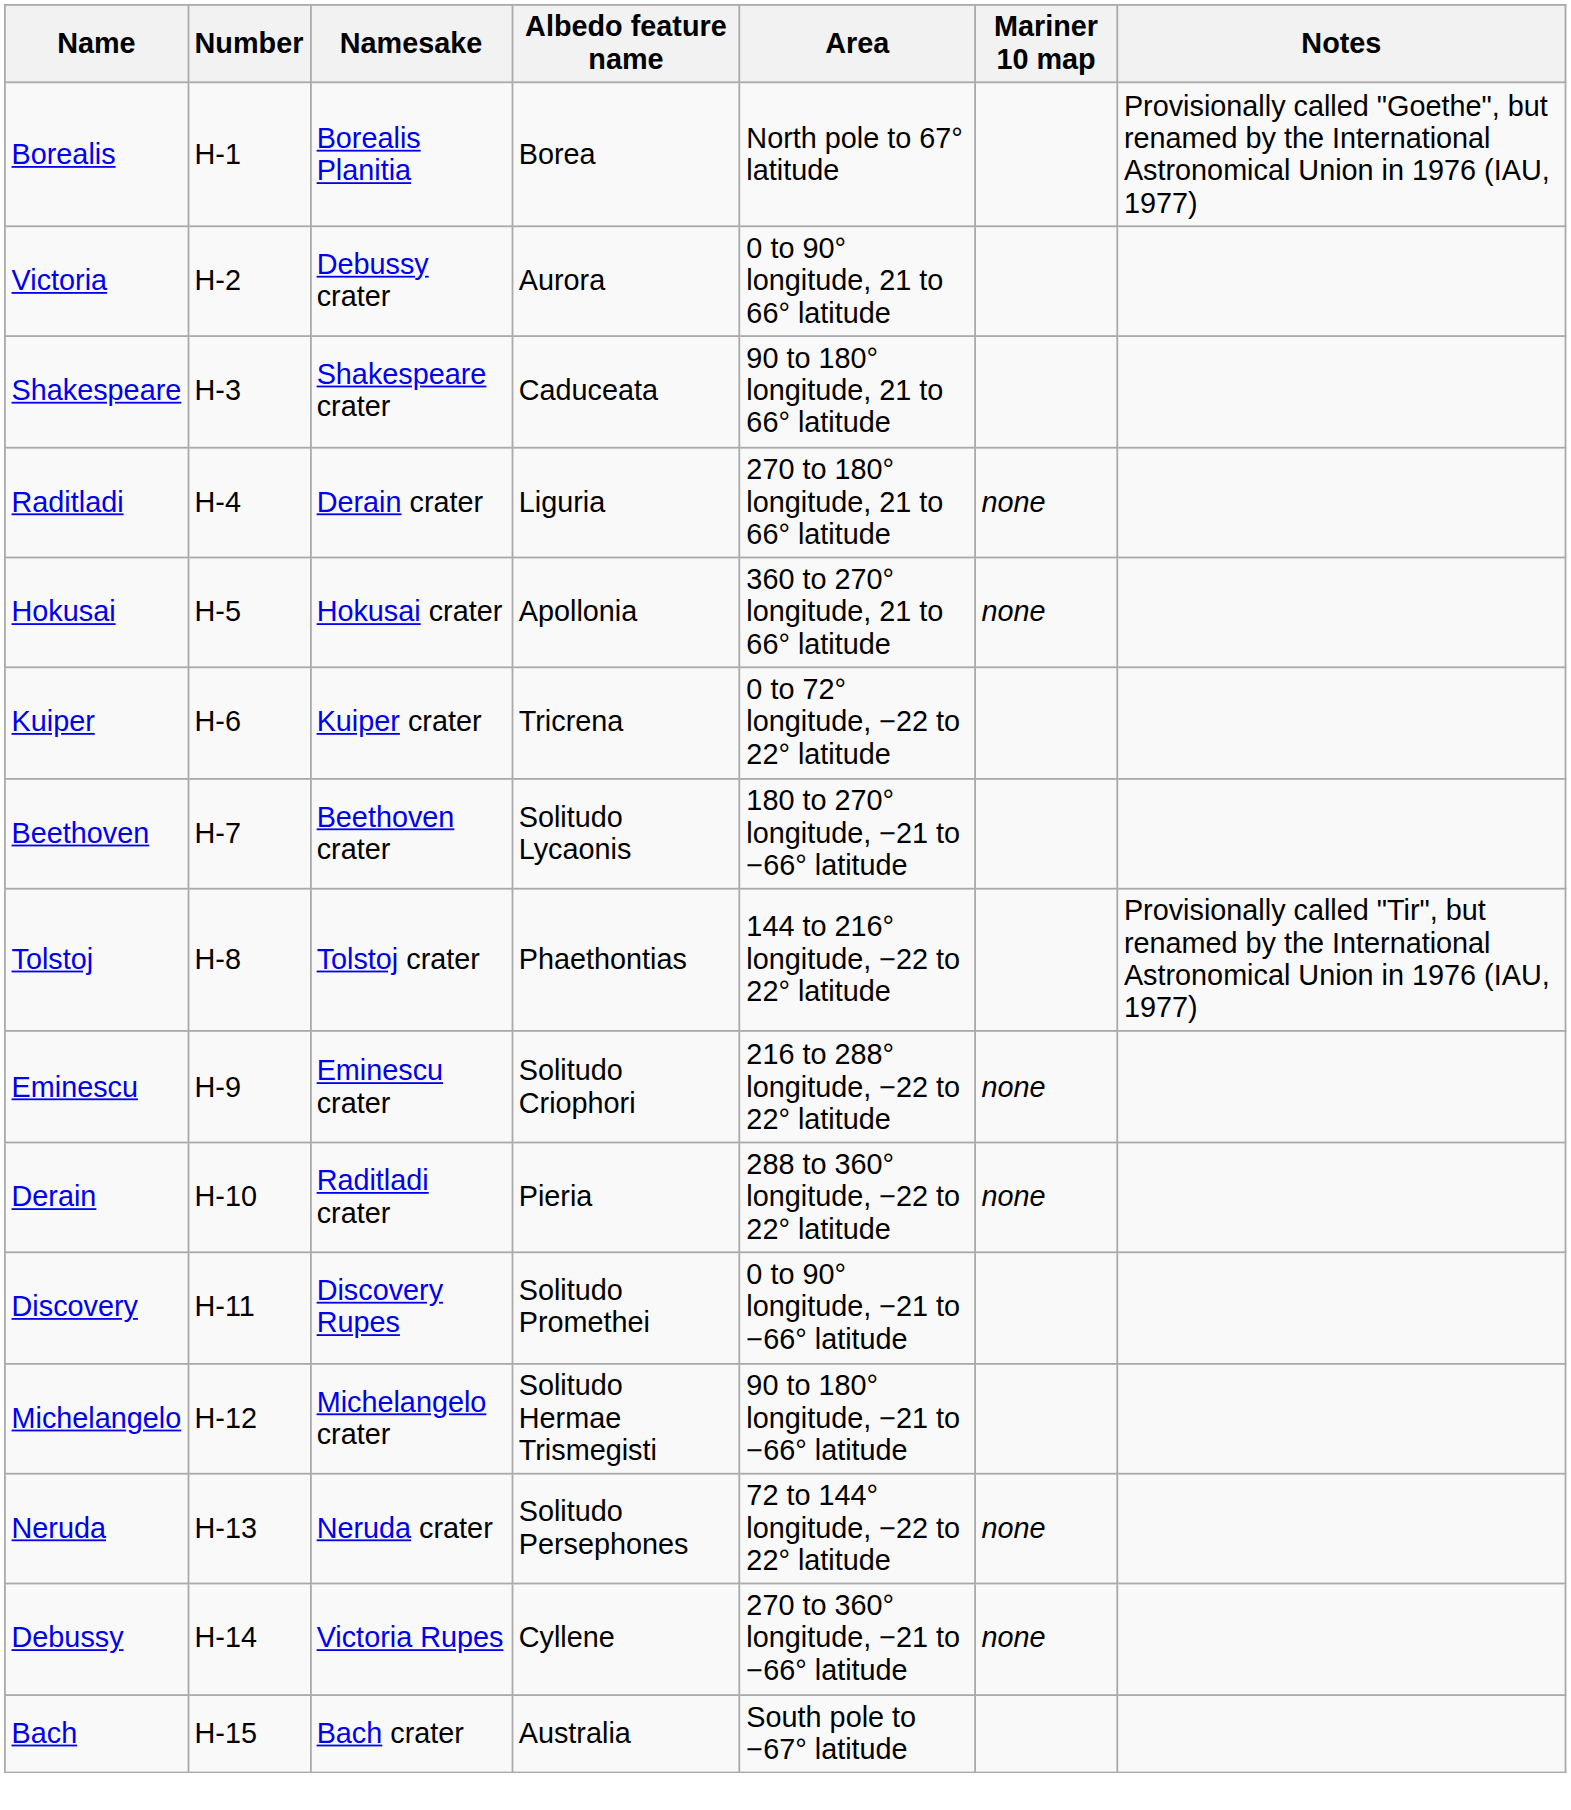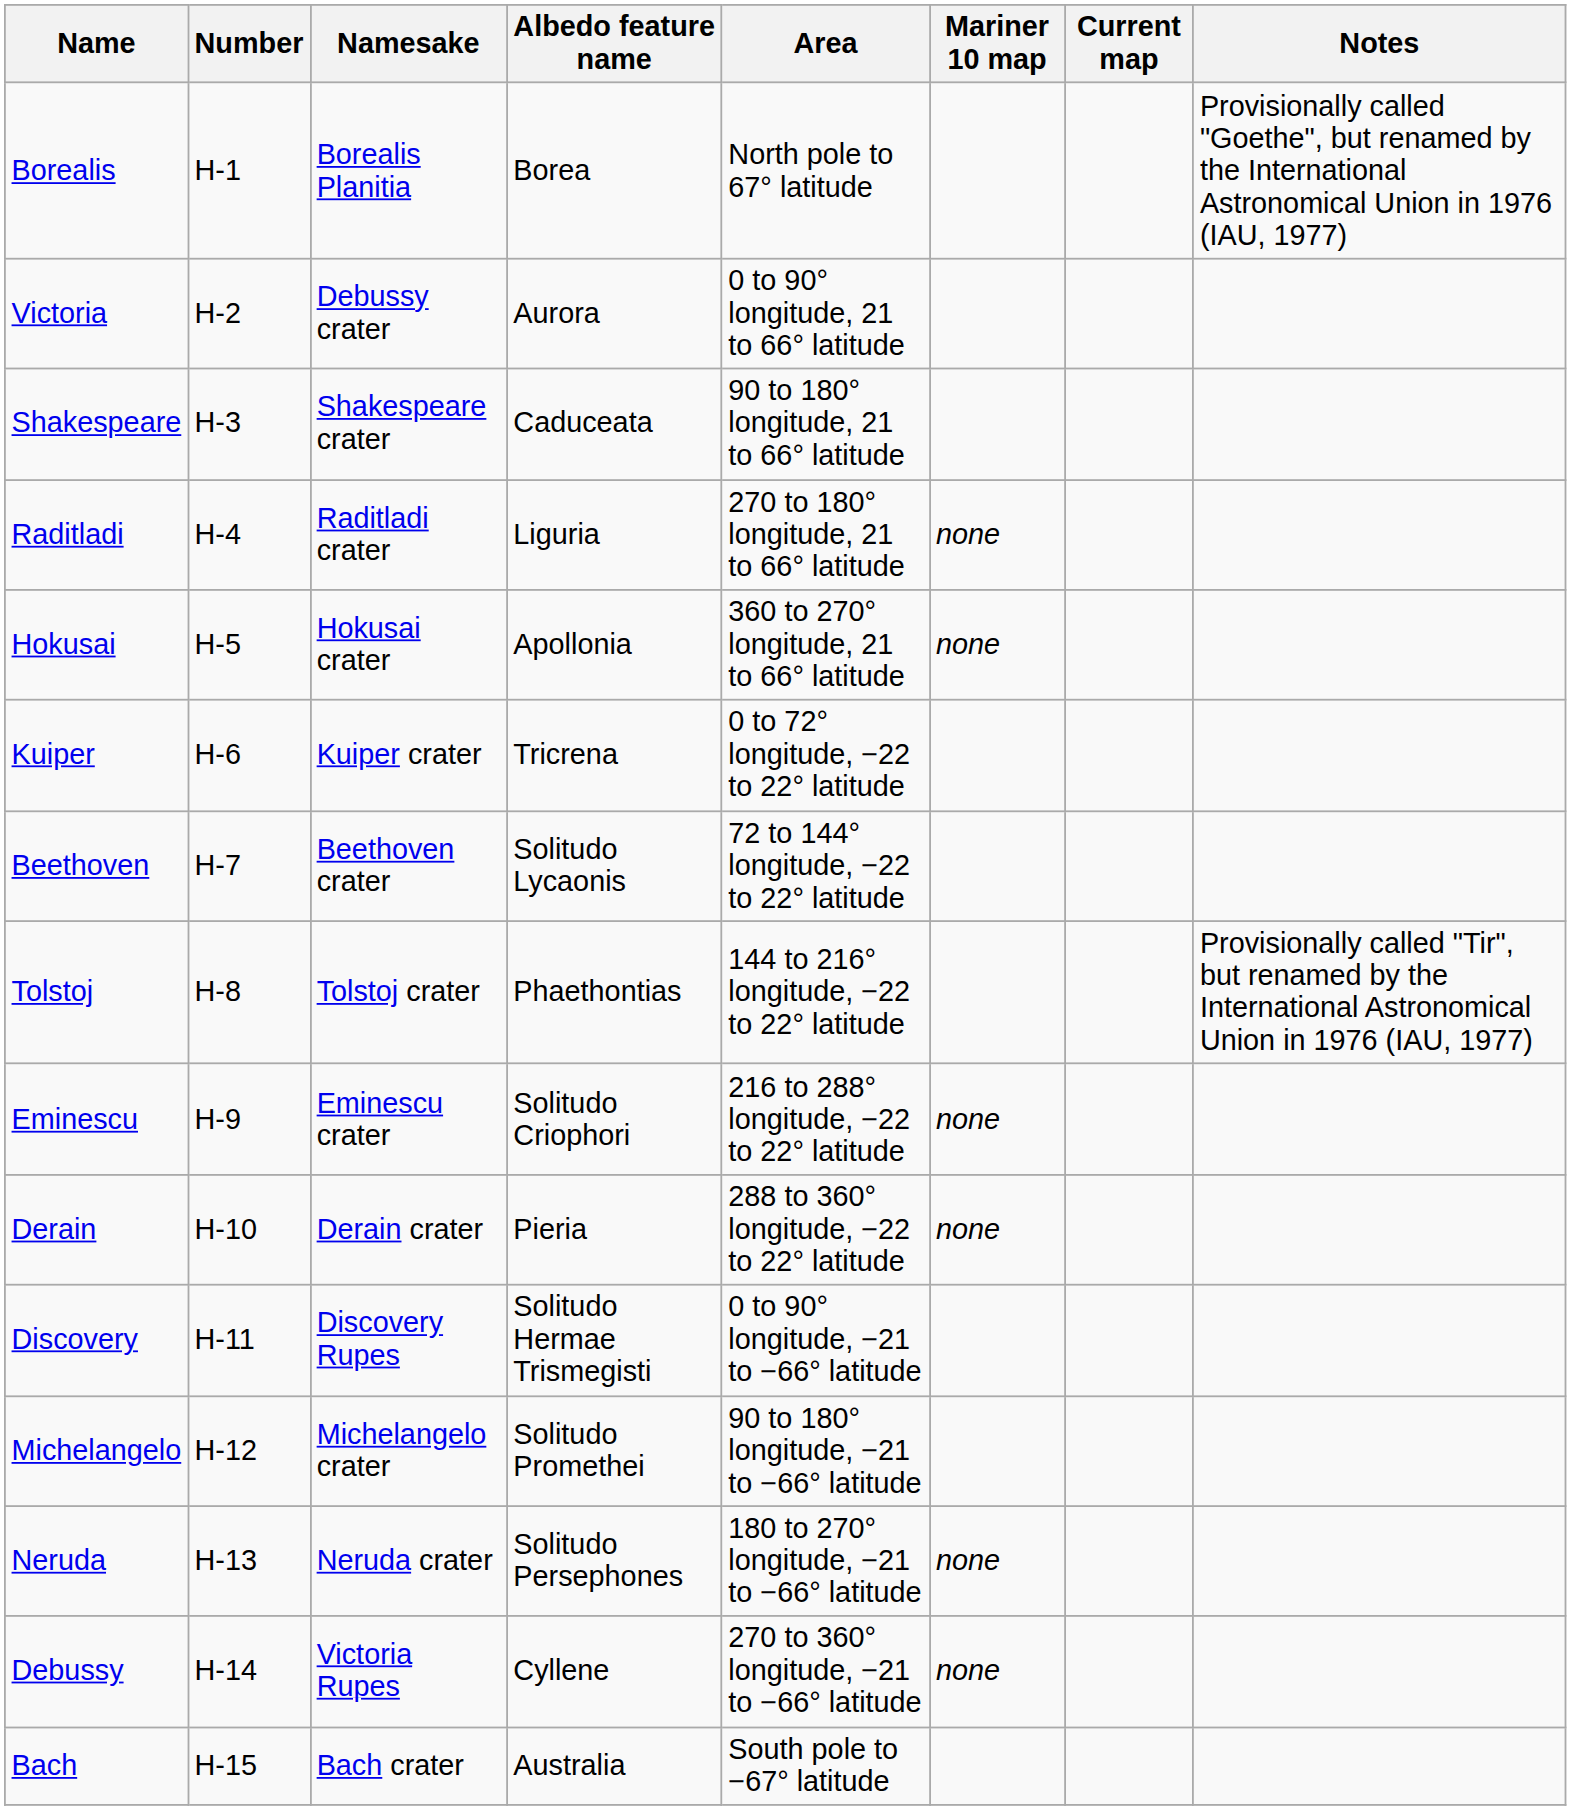+ column: (1129, 43)
(400, 501) Derain crater -> (373, 534) Raditladi crater
(853, 833) 180 to 270° longitude, −21 to −66° latitude -> (819, 865) 72 to 144° longitude, −22 to 22° latitude
(373, 1196) Raditladi crater -> (400, 1229) Derain crater
(584, 1307) Solitudo Promethei -> (582, 1339) Solitudo Hermae Trismegisti
(588, 1417) Solitudo Hermae Trismegisti -> (579, 1450) Solitudo Promethei
(853, 1528) 72 to 144° longitude, −22 to 22° latitude -> (825, 1560) 180 to 270° longitude, −21 to −66° latitude
